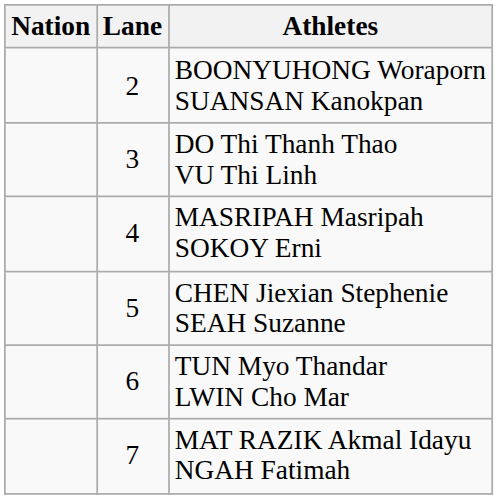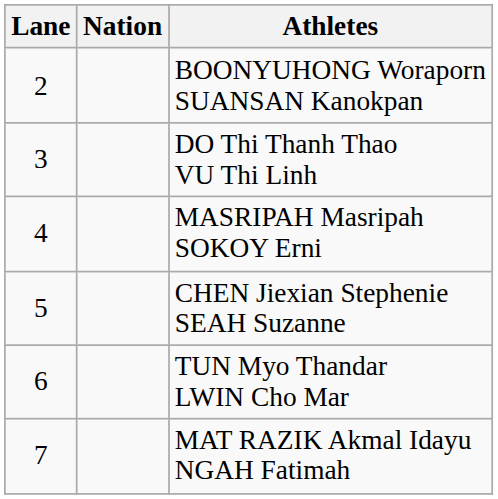columns swapped: (132, 26) <-> (51, 26)
